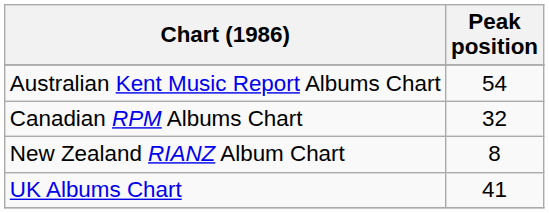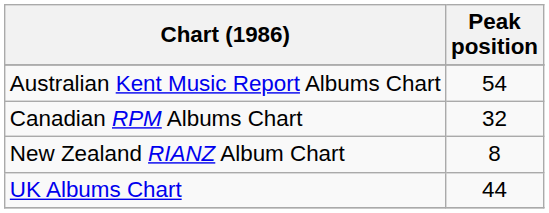(494, 189) 41 -> (494, 189) 44
